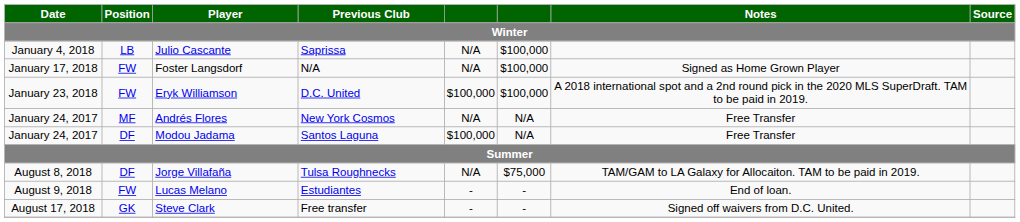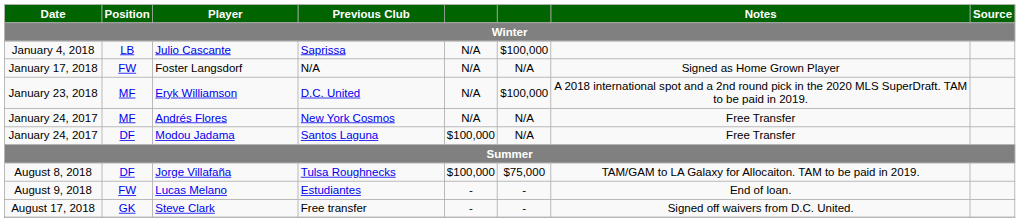(524, 68) $100,000 -> (524, 68) N/A
(127, 93) FW -> (127, 93) MF
(471, 93) $100,000 -> (471, 93) N/A
(471, 172) N/A -> (471, 172) $100,000
